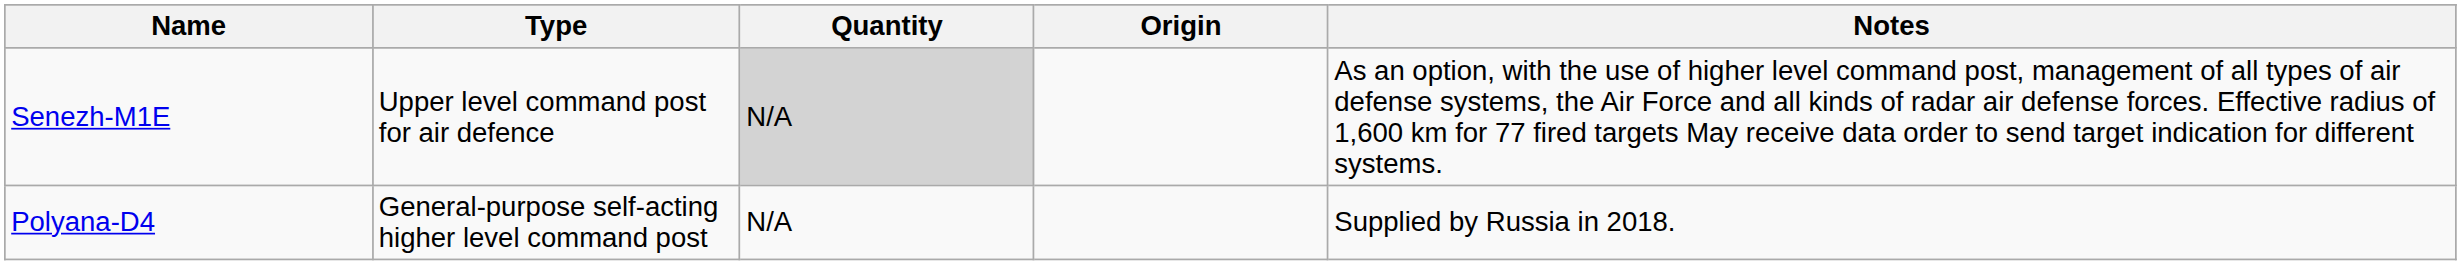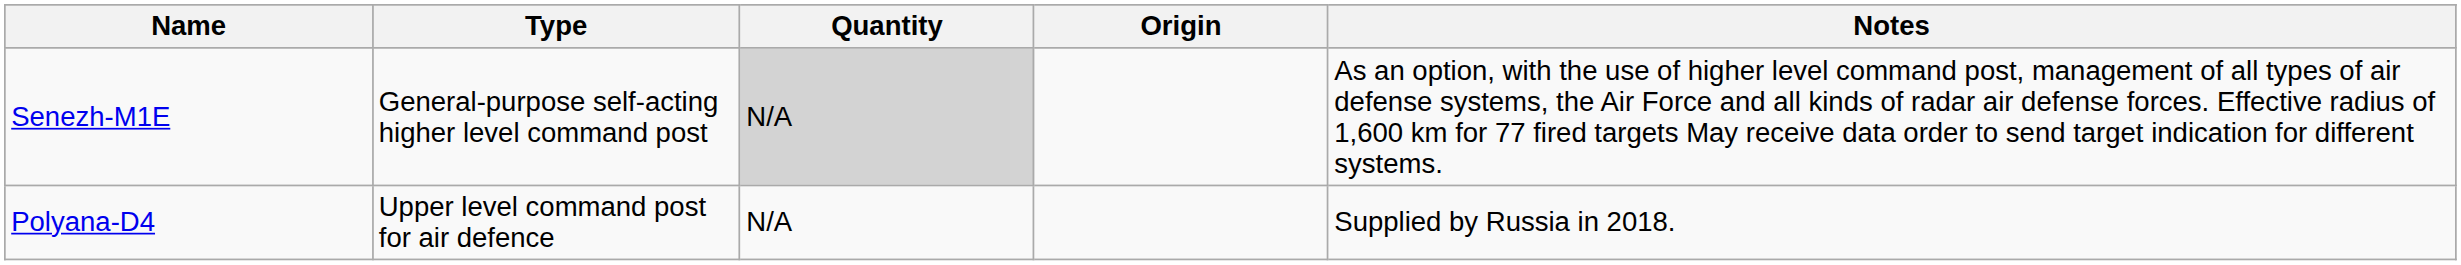(542, 116) Upper level command post for air defence -> (549, 116) General-purpose self-acting higher level command post
(549, 221) General-purpose self-acting higher level command post -> (542, 221) Upper level command post for air defence
